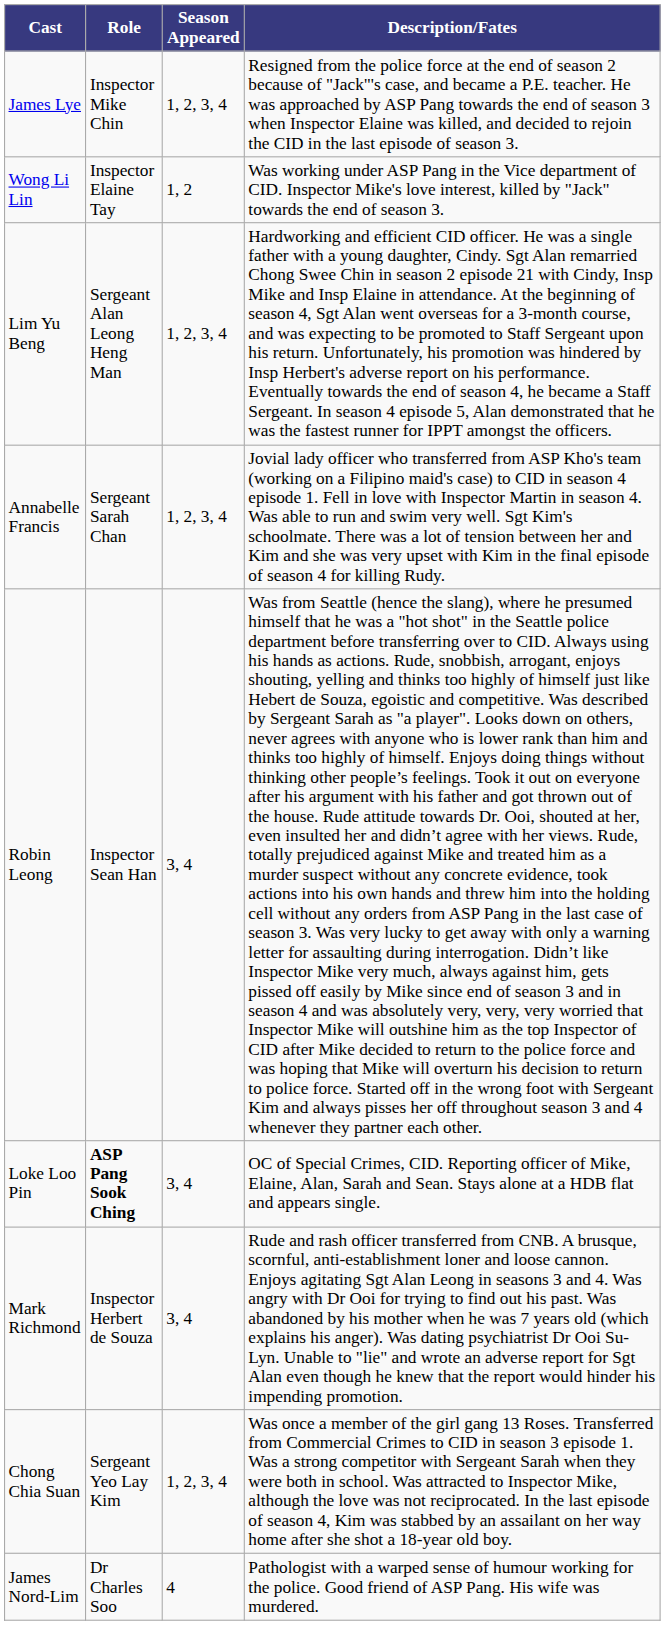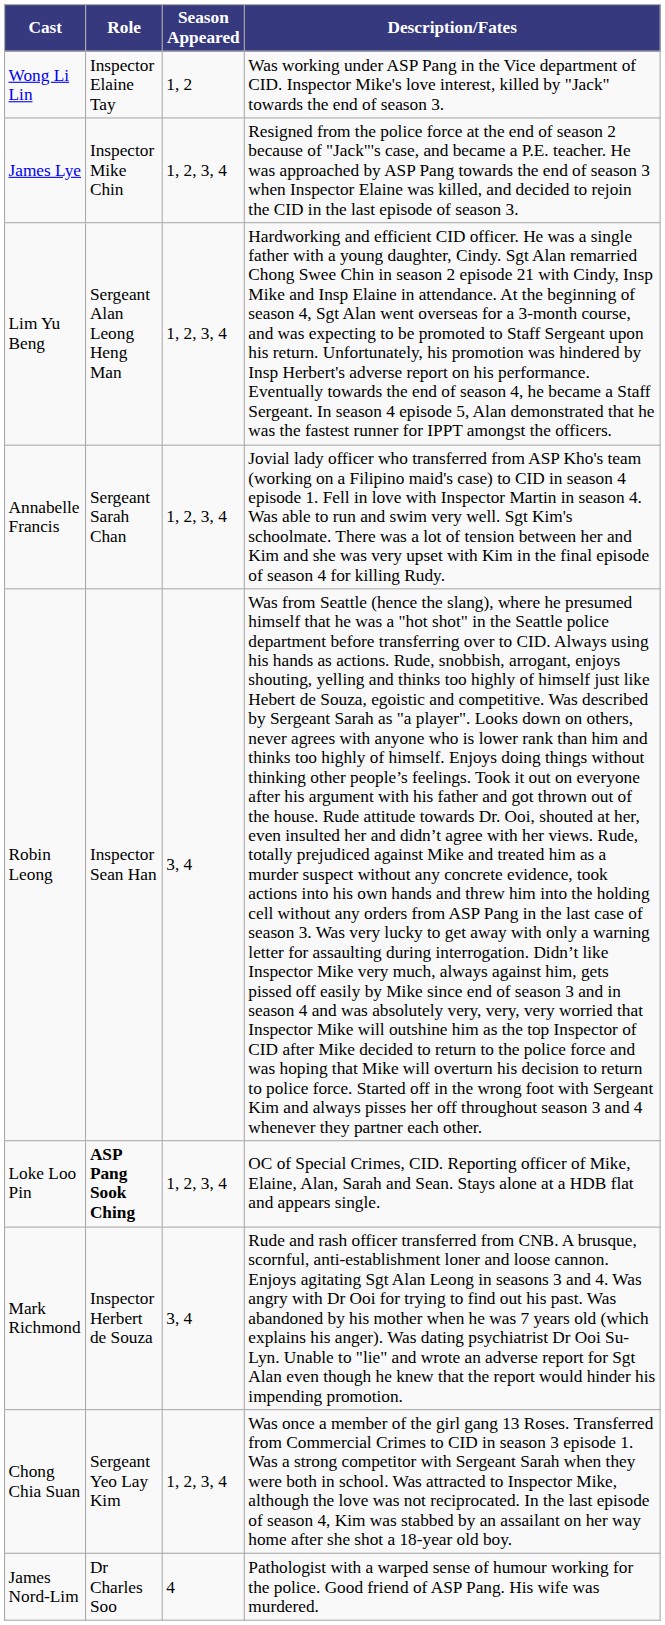rows swapped: (45, 103) <-> (39, 189)
(179, 1183) 3, 4 -> (197, 1183) 1, 2, 3, 4
